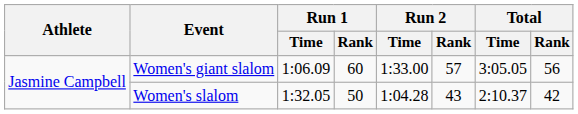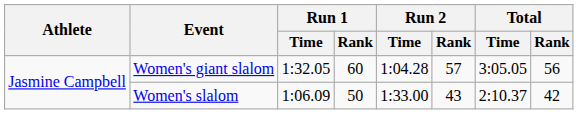(306, 69) 1:06.09 -> (306, 69) 1:32.05
(404, 69) 1:33.00 -> (404, 69) 1:04.28
(306, 95) 1:32.05 -> (306, 95) 1:06.09
(404, 95) 1:04.28 -> (404, 95) 1:33.00
